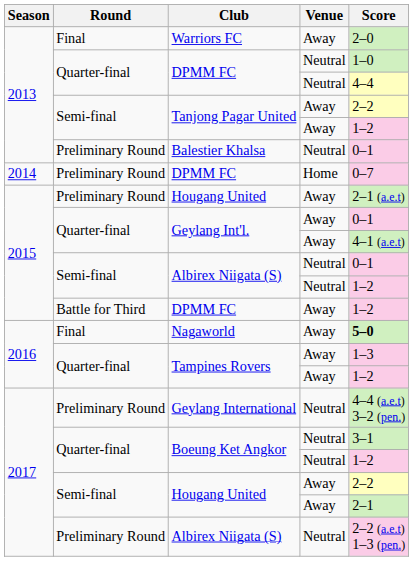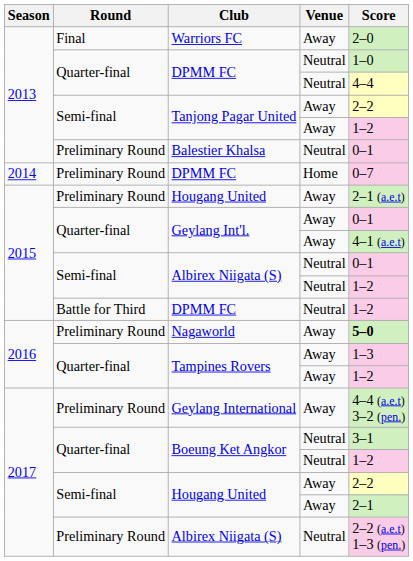(319, 309) Away -> (324, 309) Neutral
(71, 331) Final -> (111, 331) Preliminary Round
(324, 407) Neutral -> (319, 407) Away
